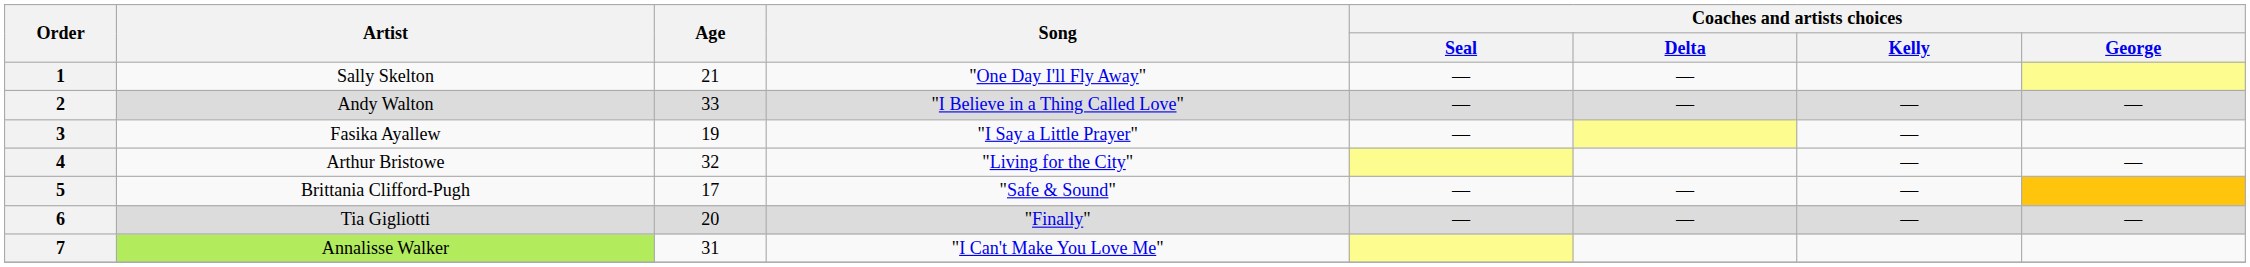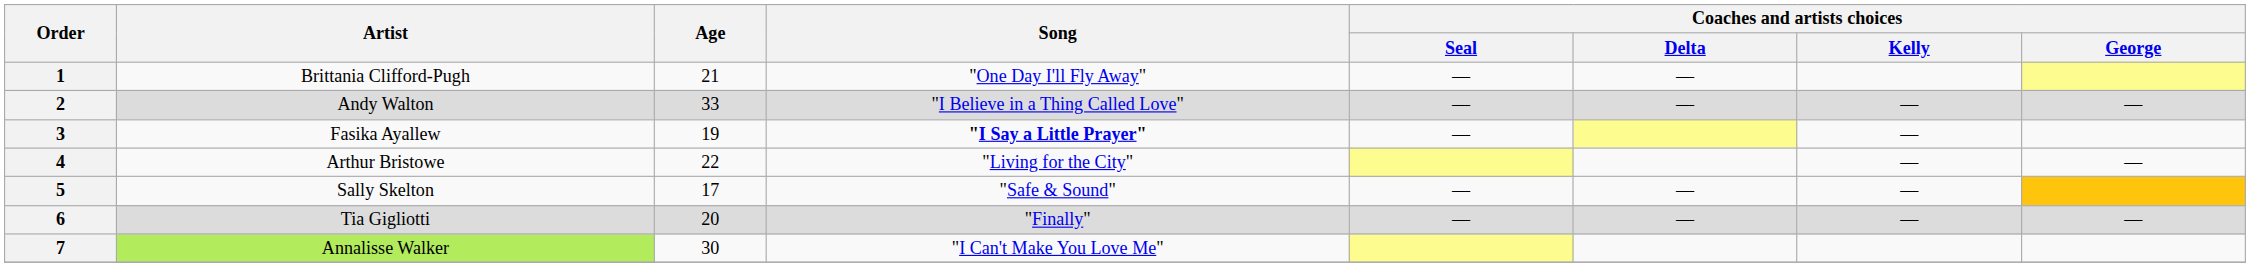(385, 76) Sally Skelton -> (385, 76) Brittania Clifford-Pugh
(1058, 133) normal -> (1058, 133) bold
(710, 162) 32 -> (710, 162) 22
(385, 190) Brittania Clifford-Pugh -> (385, 190) Sally Skelton
(710, 248) 31 -> (710, 248) 30
